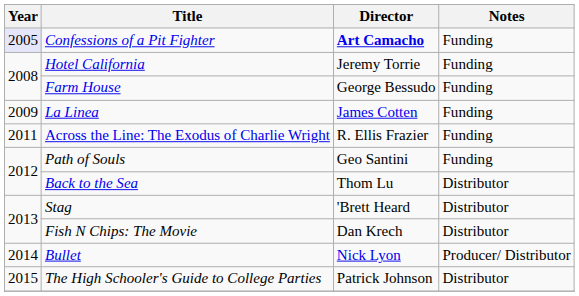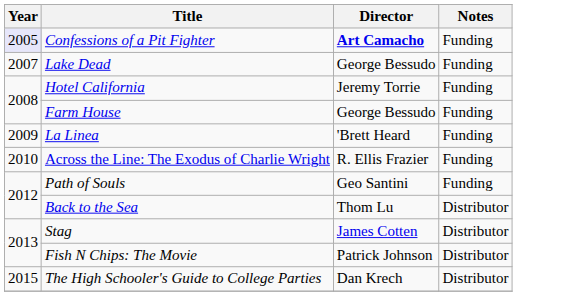+ row: (78, 64)
(377, 111) James Cotten -> (373, 135) 'Brett Heard
(23, 135) 2011 -> (23, 159) 2010
(373, 207) 'Brett Heard -> (377, 231) James Cotten
(370, 231) Dan Krech -> (385, 254) Patrick Johnson
- row: (63, 254)
(385, 278) Patrick Johnson -> (370, 278) Dan Krech
